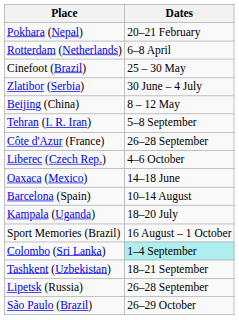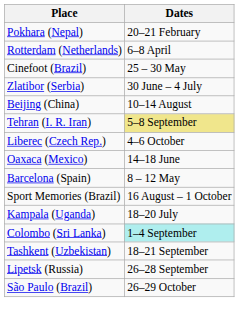(154, 104) 8 – 12 May -> (159, 104) 10–14 August
(162, 123) no background -> (162, 123) khaki background
- row: (56, 141)
(159, 196) 10–14 August -> (154, 178) 8 – 12 May
rows swapped: (51, 214) <-> (64, 232)
